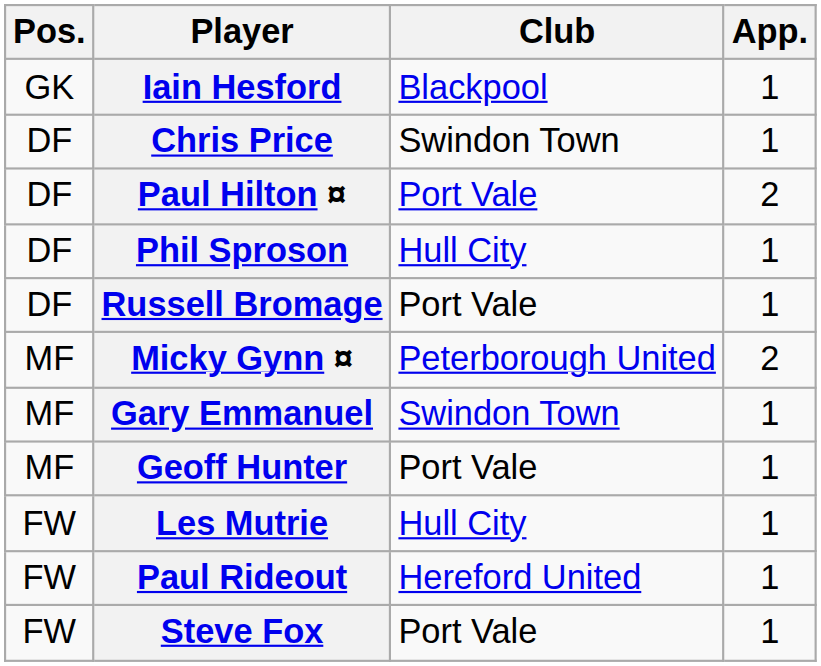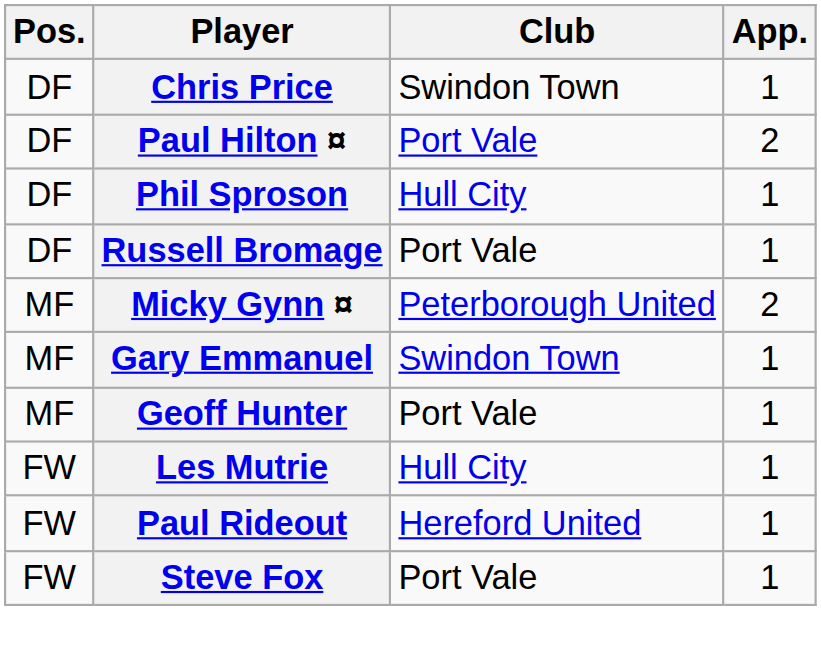- row: (242, 86)
